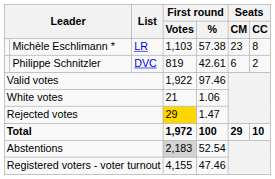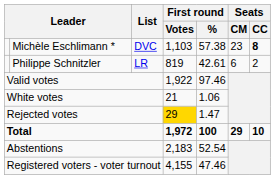(141, 47) LR -> (146, 47) DVC
(255, 47) normal -> (255, 47) bold
(146, 64) DVC -> (141, 64) LR
(179, 149) lightgrey background -> (179, 149) no background
